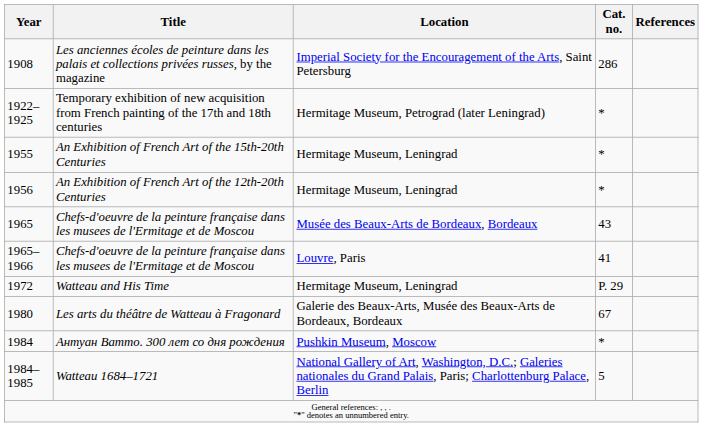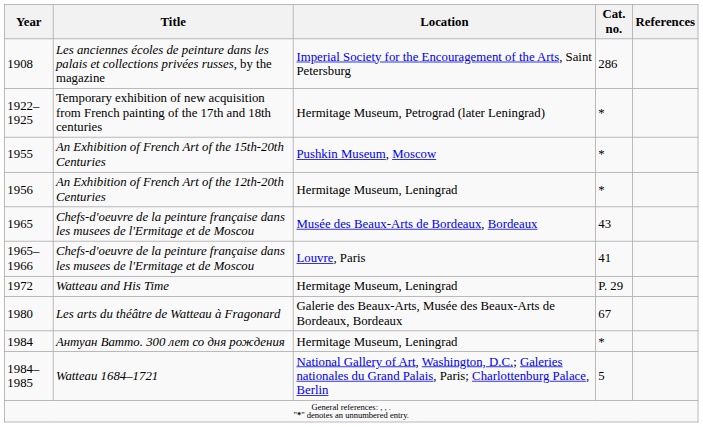(377, 154) Hermitage Museum, Leningrad -> (366, 154) Pushkin Museum, Moscow
(366, 341) Pushkin Museum, Moscow -> (377, 341) Hermitage Museum, Leningrad
